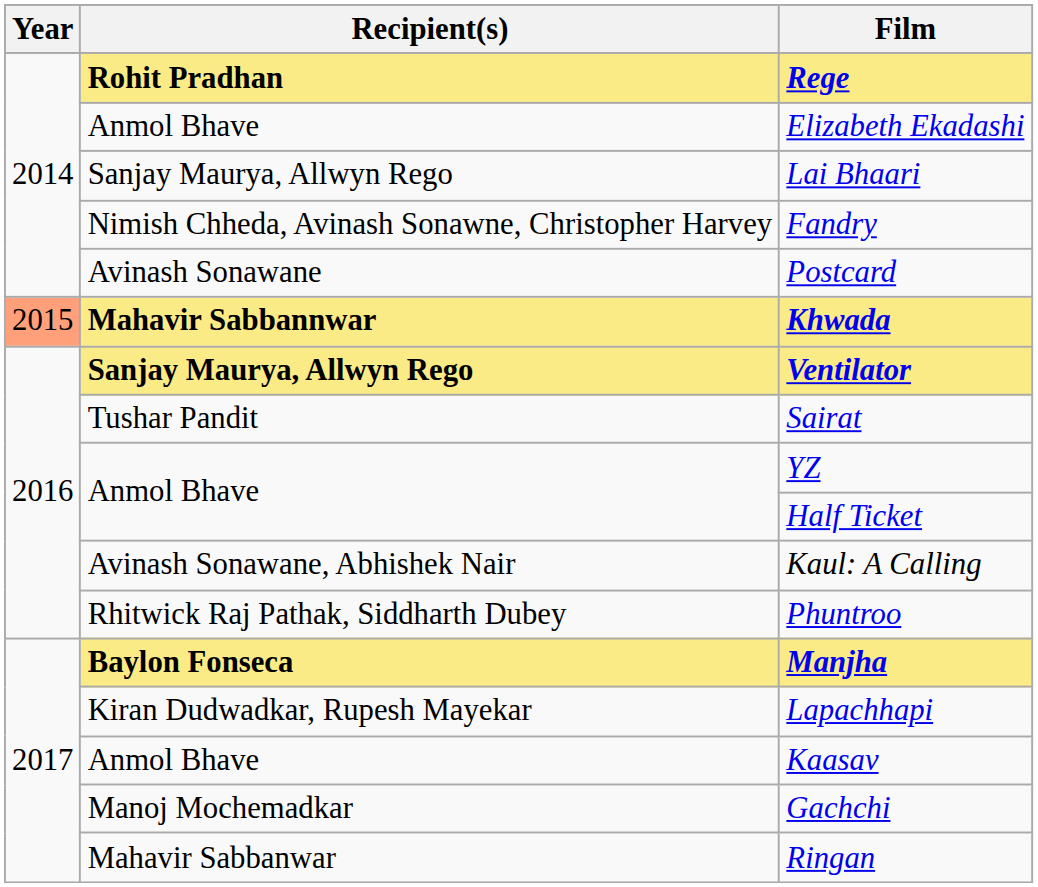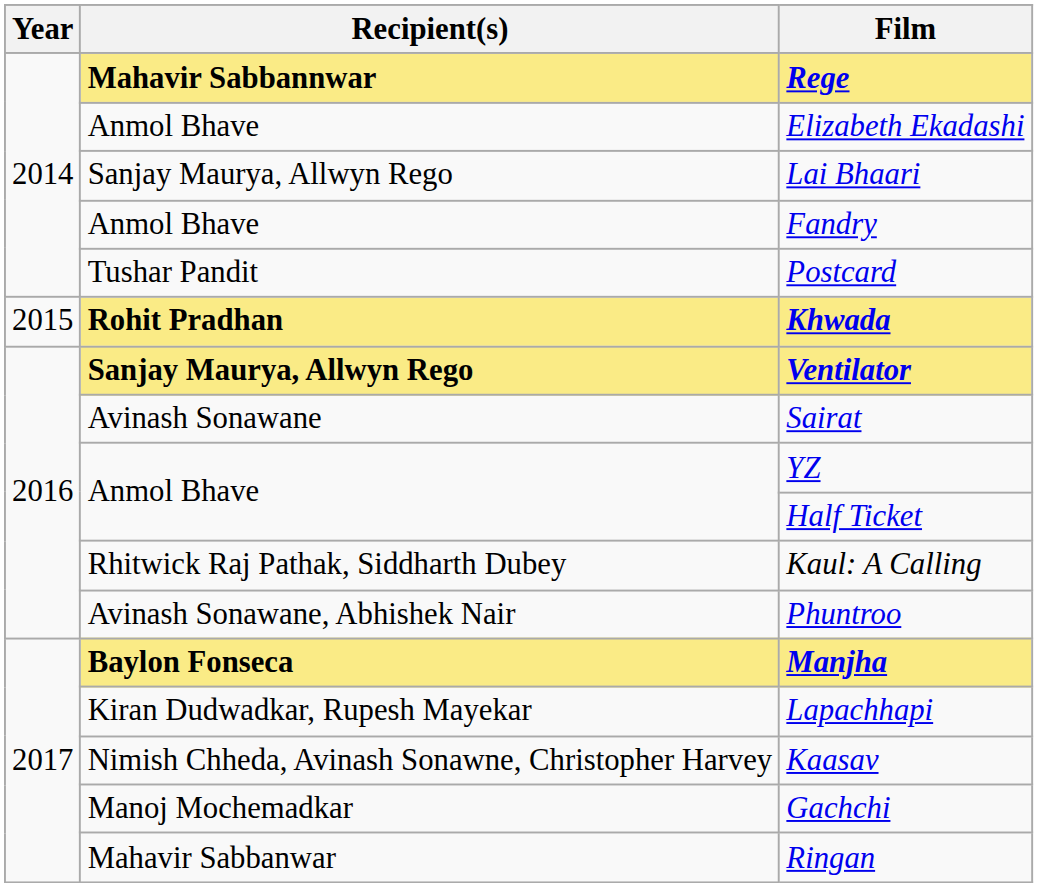(185, 77) Rohit Pradhan -> (232, 77) Mahavir Sabbannwar
(430, 223) Nimish Chheda, Avinash Sonawne, Christopher Harvey -> (173, 223) Anmol Bhave
(205, 272) Avinash Sonawane -> (173, 272) Tushar Pandit
(43, 321) lightsalmon background -> (43, 321) no background
(232, 321) Mahavir Sabbannwar -> (185, 321) Rohit Pradhan
(173, 418) Tushar Pandit -> (205, 418) Avinash Sonawane
(302, 564) Avinash Sonawane, Abhishek Nair -> (327, 564) Rhitwick Raj Pathak, Siddharth Dubey
(327, 613) Rhitwick Raj Pathak, Siddharth Dubey -> (302, 613) Avinash Sonawane, Abhishek Nair
(173, 759) Anmol Bhave -> (430, 759) Nimish Chheda, Avinash Sonawne, Christopher Harvey
